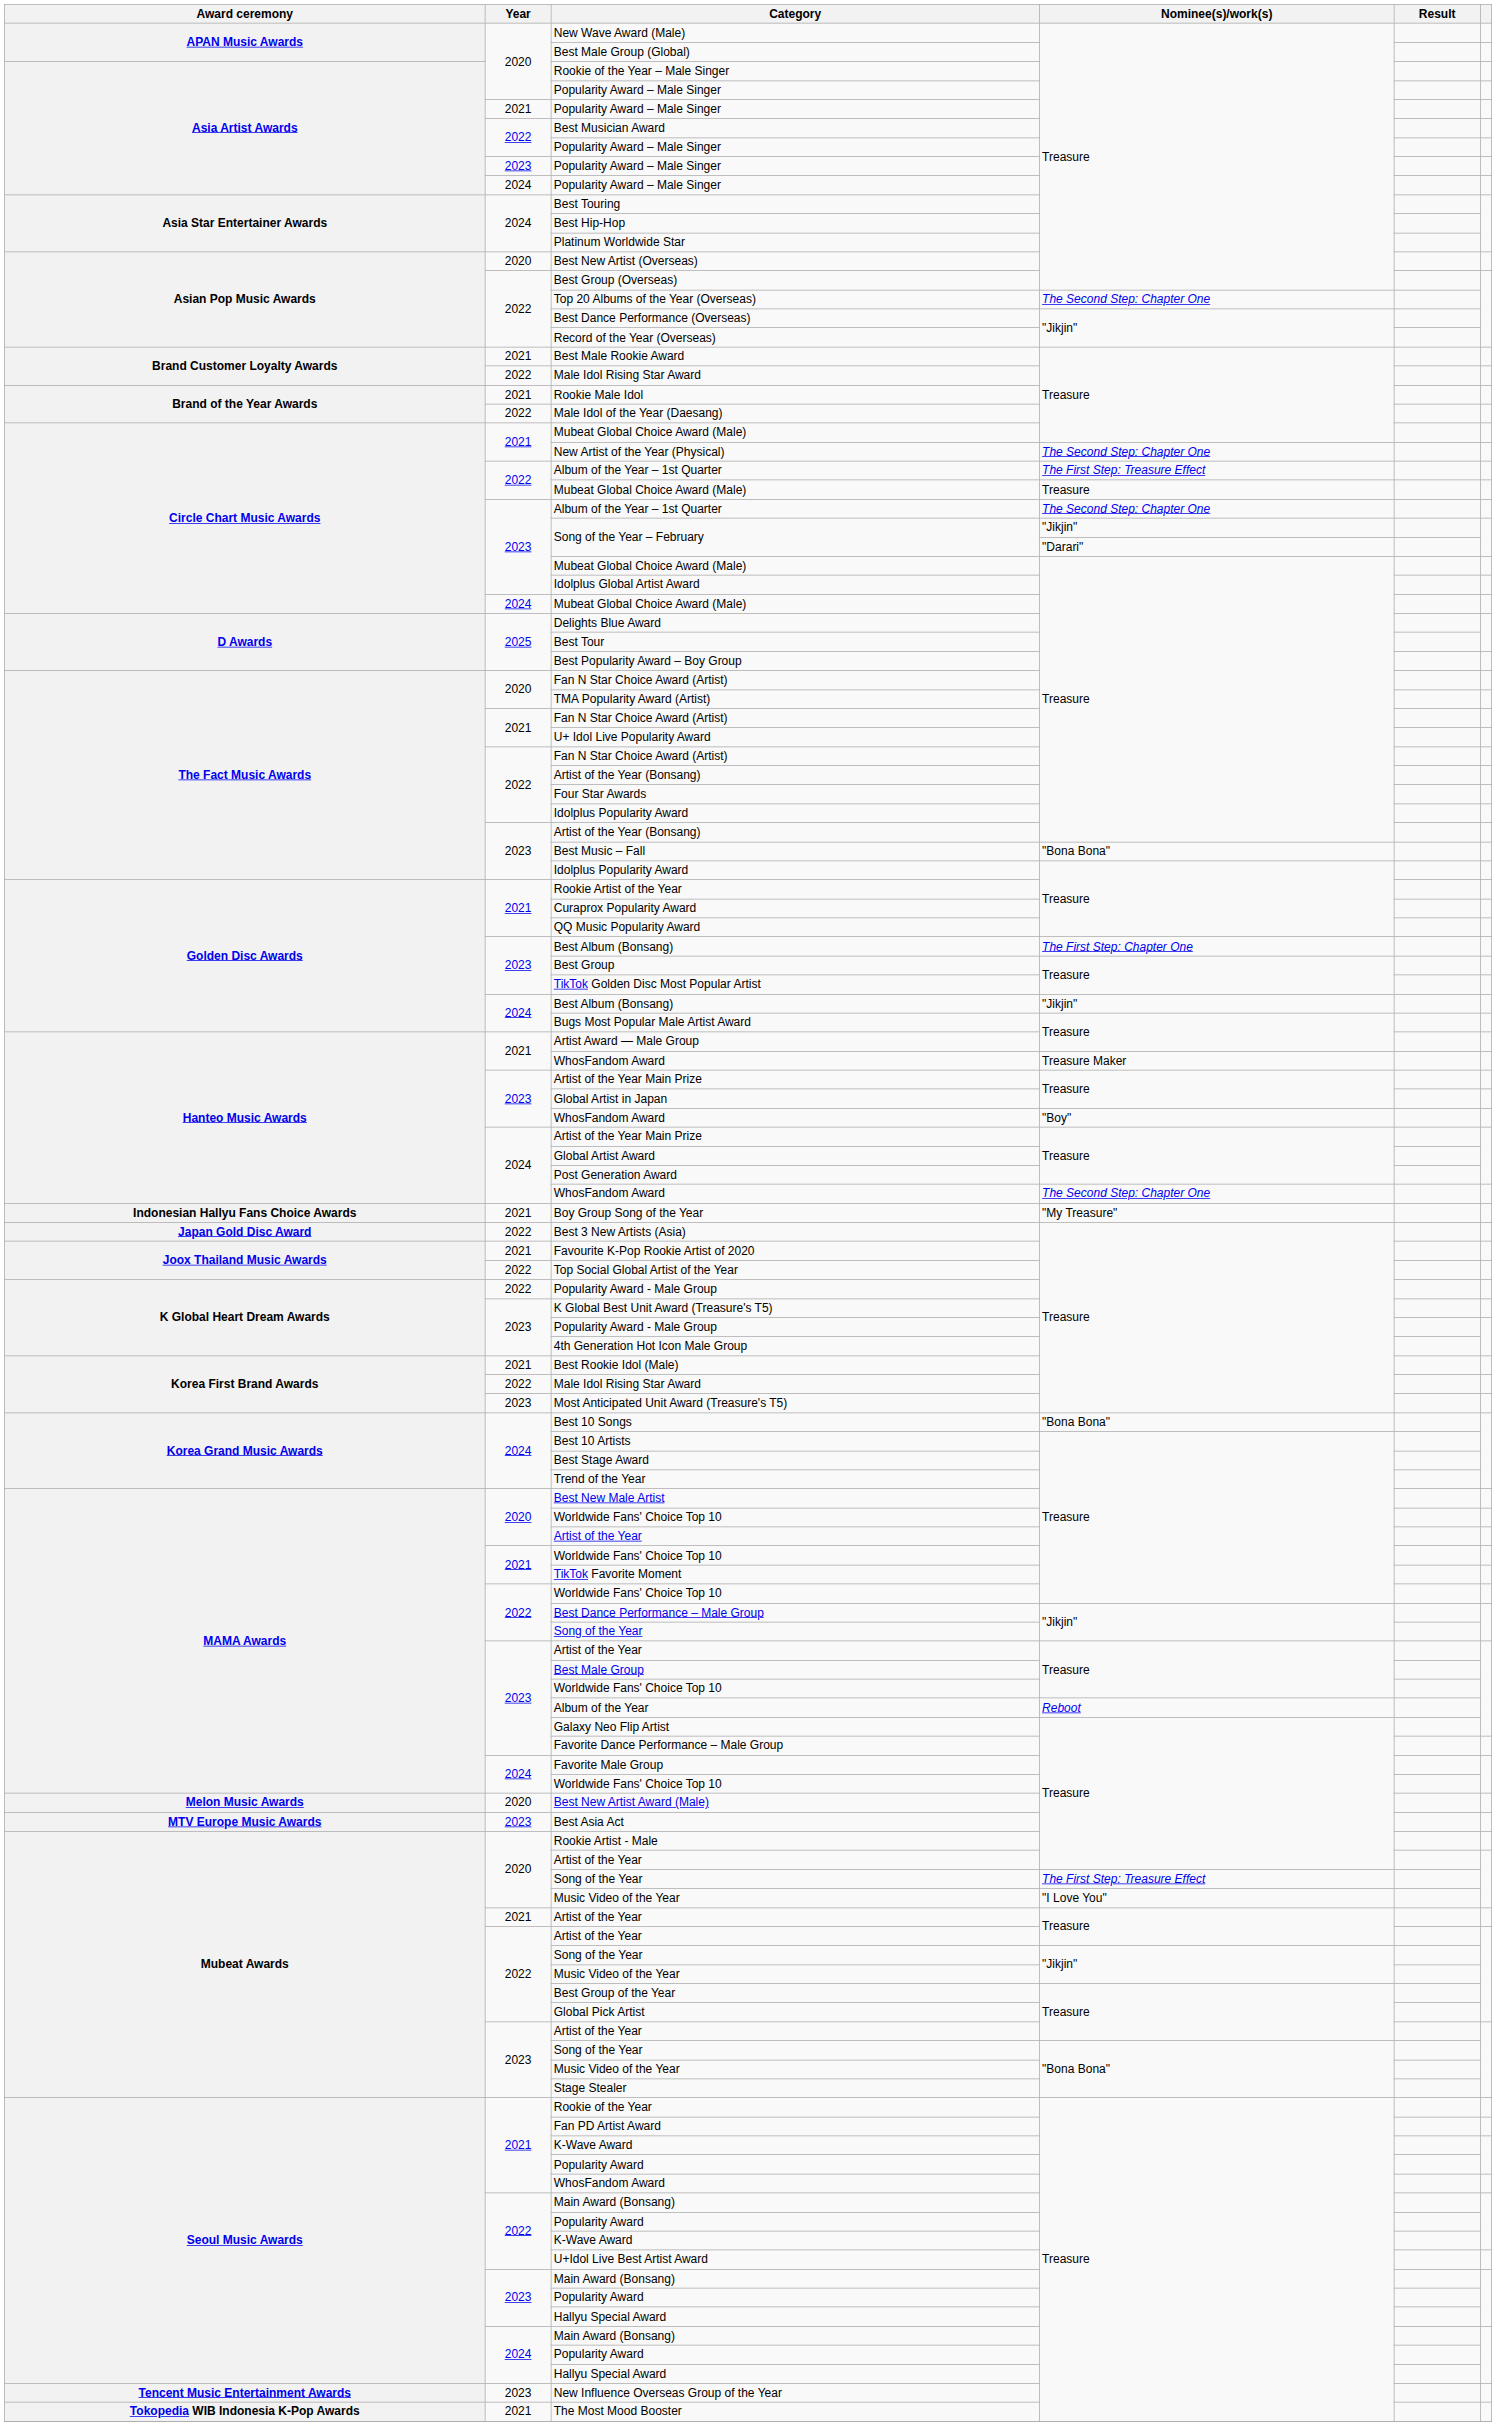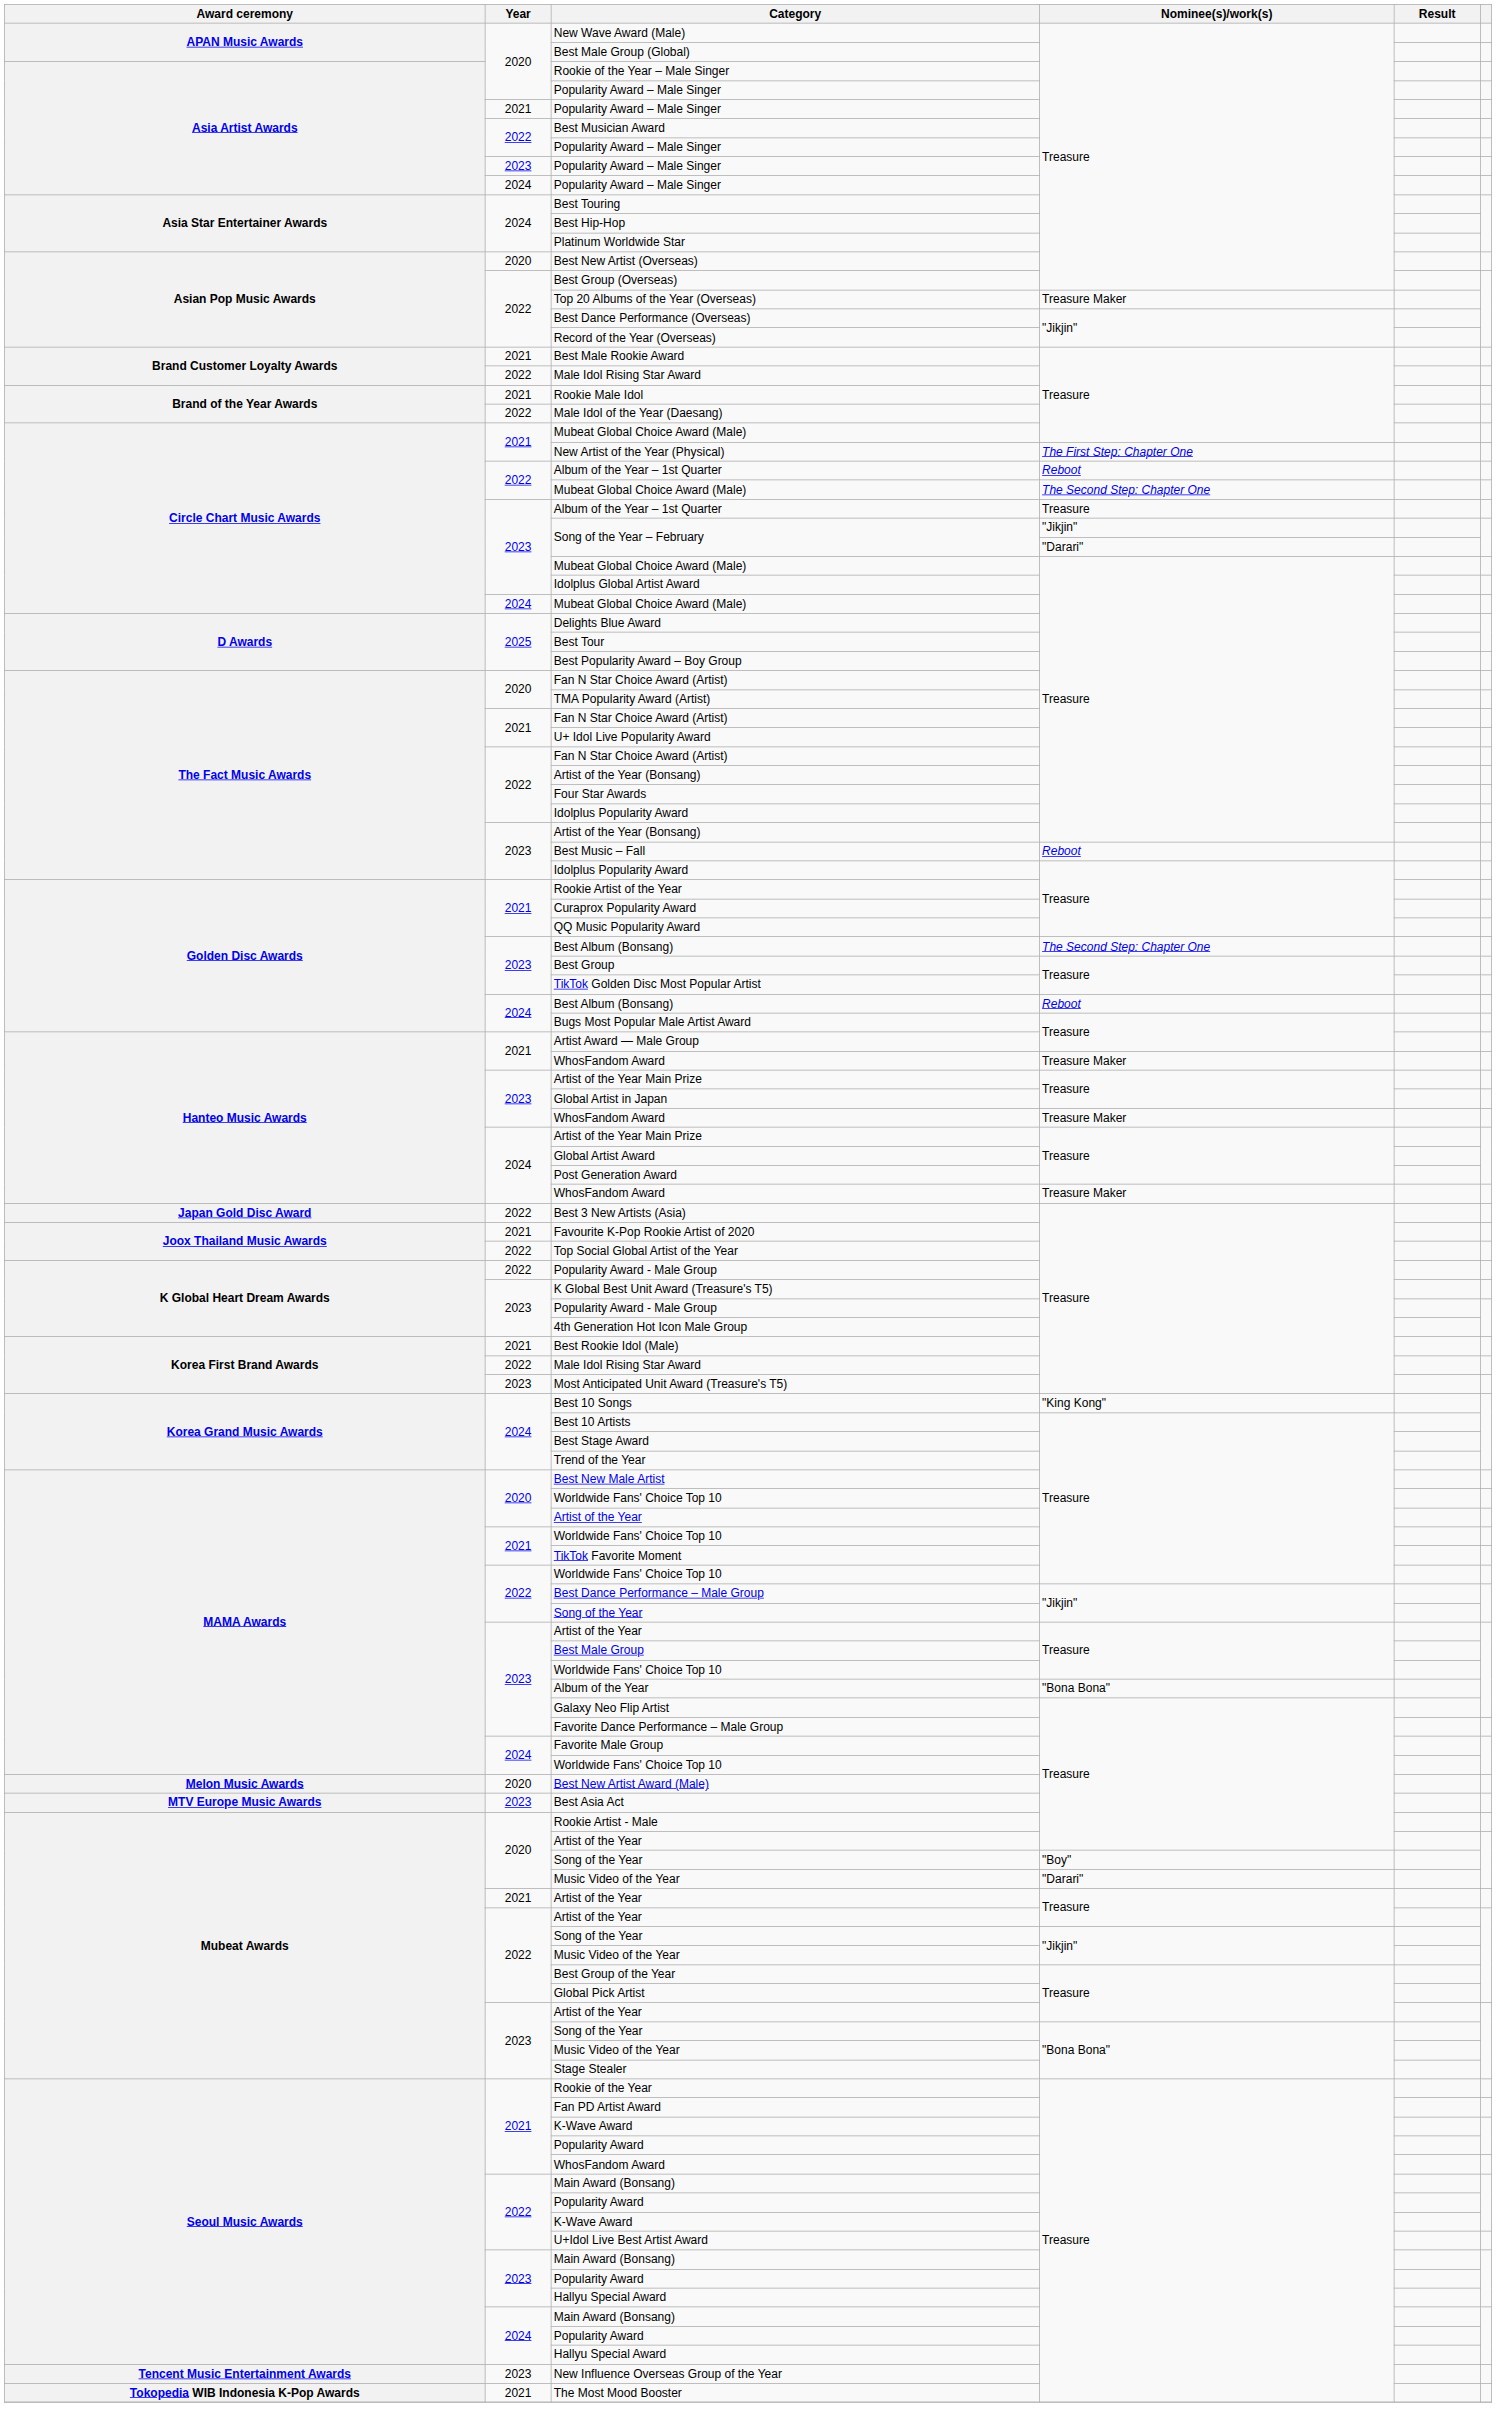(1126, 299) The Second Step: Chapter One -> (1084, 299) Treasure Maker
(1126, 451) The Second Step: Chapter One -> (1117, 451) The First Step: Chapter One
(1124, 470) The First Step: Treasure Effect -> (1061, 470) Reboot
(1066, 489) Treasure -> (1126, 489) The Second Step: Chapter One
(1126, 508) The Second Step: Chapter One -> (1066, 508) Treasure
(1076, 851) "Bona Bona" -> (1061, 851) Reboot
(1117, 946) The First Step: Chapter One -> (1126, 946) The Second Step: Chapter One
(1060, 1003) "Jikjin" -> (1061, 1003) Reboot
(1057, 1117) "Boy" -> (1084, 1117) Treasure Maker
(1126, 1193) The Second Step: Chapter One -> (1084, 1193) Treasure Maker
- row: (518, 1212)
(1076, 1422) "Bona Bona" -> (1074, 1403) "King Kong"
(1061, 1707) Reboot -> (1076, 1688) "Bona Bona"
(1124, 1879) The First Step: Treasure Effect -> (1057, 1860) "Boy"
(1074, 1898) "I Love You" -> (1063, 1879) "Darari"
